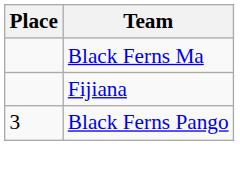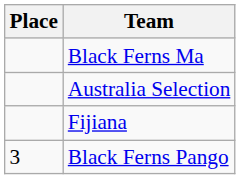+ row: (149, 88)
